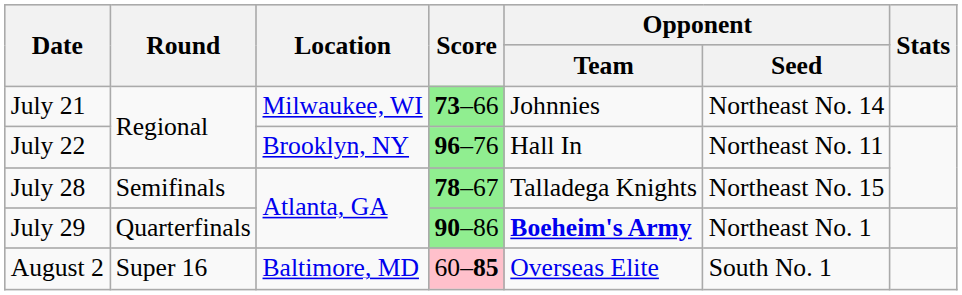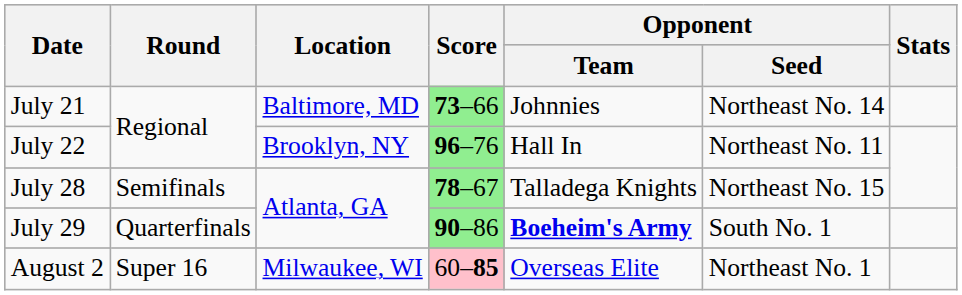(343, 106) Milwaukee, WI -> (341, 106) Baltimore, MD
(790, 227) Northeast No. 1 -> (770, 227) South No. 1
(341, 268) Baltimore, MD -> (343, 268) Milwaukee, WI
(770, 268) South No. 1 -> (790, 268) Northeast No. 1
